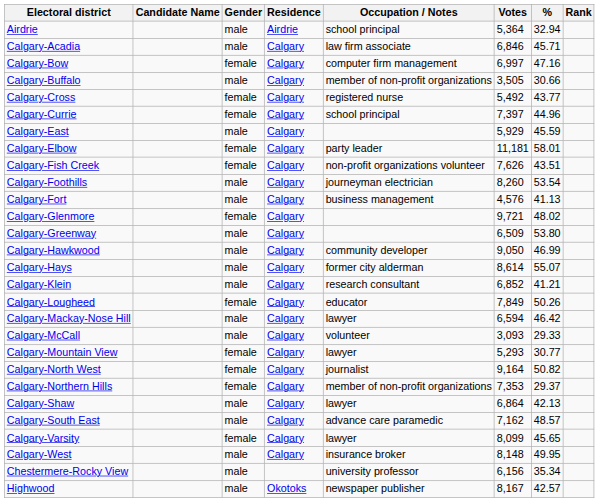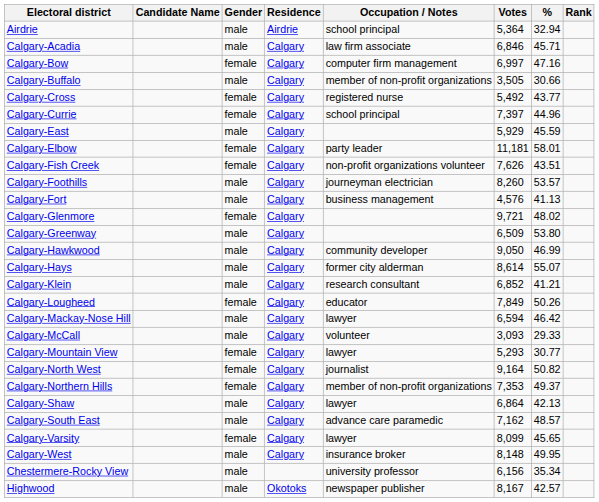(547, 183) 53.54 -> (547, 183) 53.57
(547, 387) 29.37 -> (547, 387) 49.37
